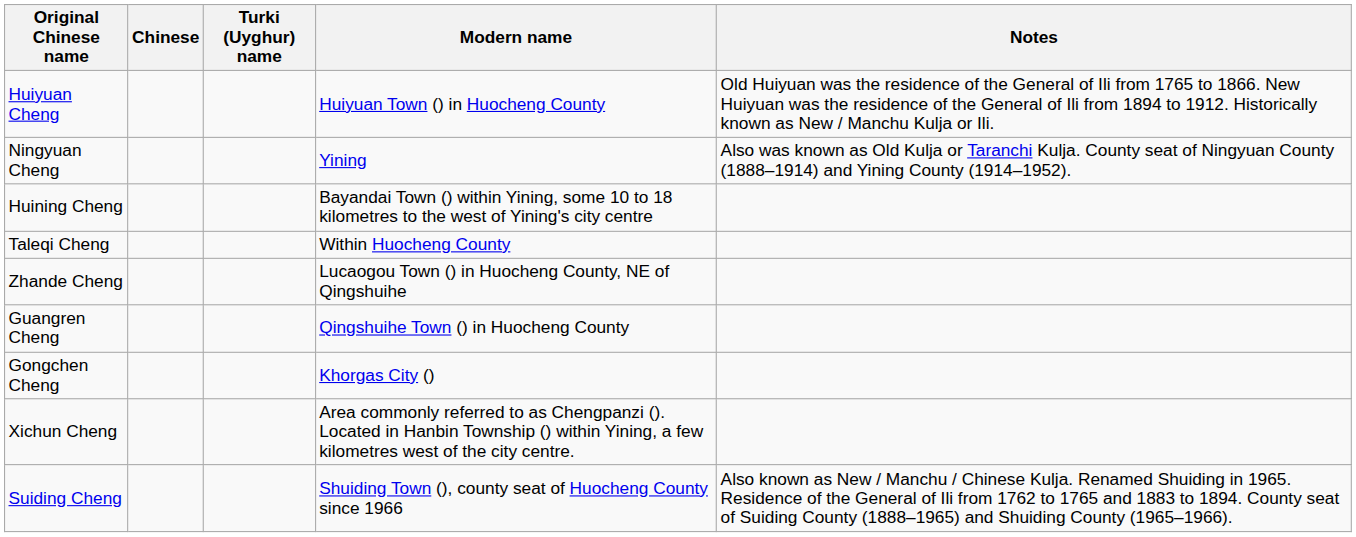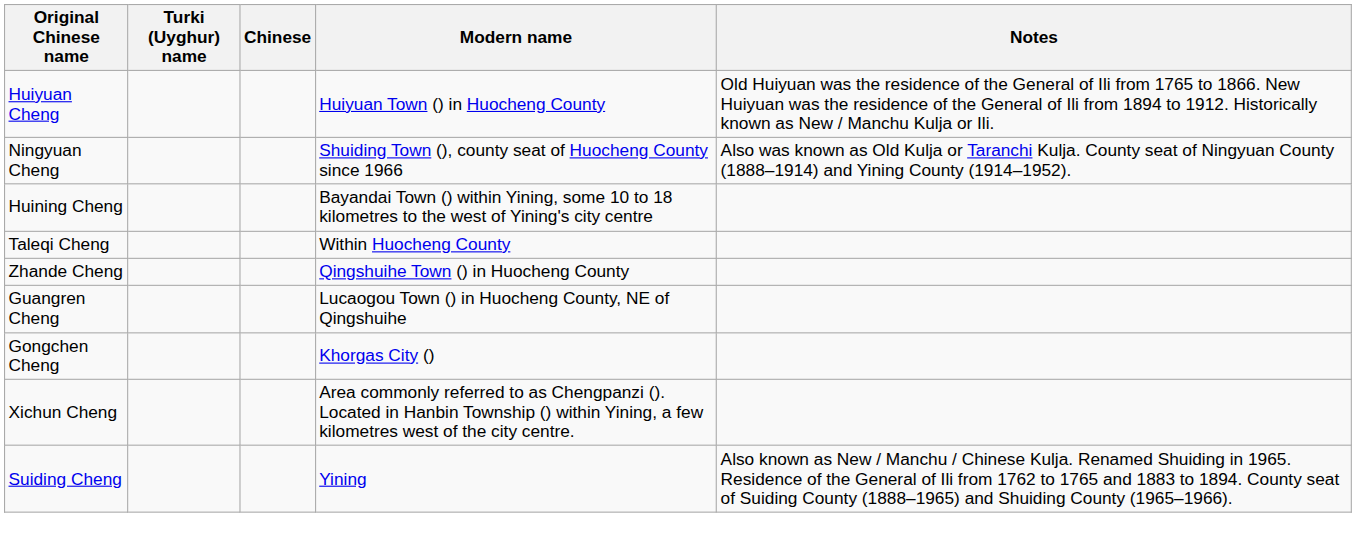columns swapped: (166, 37) <-> (259, 37)
(343, 160) Yining -> (514, 160) Shuiding Town (), county seat of Huocheng County since 1966
(494, 281) Lucaogou Town () in Huocheng County, NE of Qingshuihe -> (474, 271) Qingshuihe Town () in Huocheng County
(474, 328) Qingshuihe Town () in Huocheng County -> (494, 308) Lucaogou Town () in Huocheng County, NE of Qingshuihe
(514, 498) Shuiding Town (), county seat of Huocheng County since 1966 -> (343, 478) Yining
